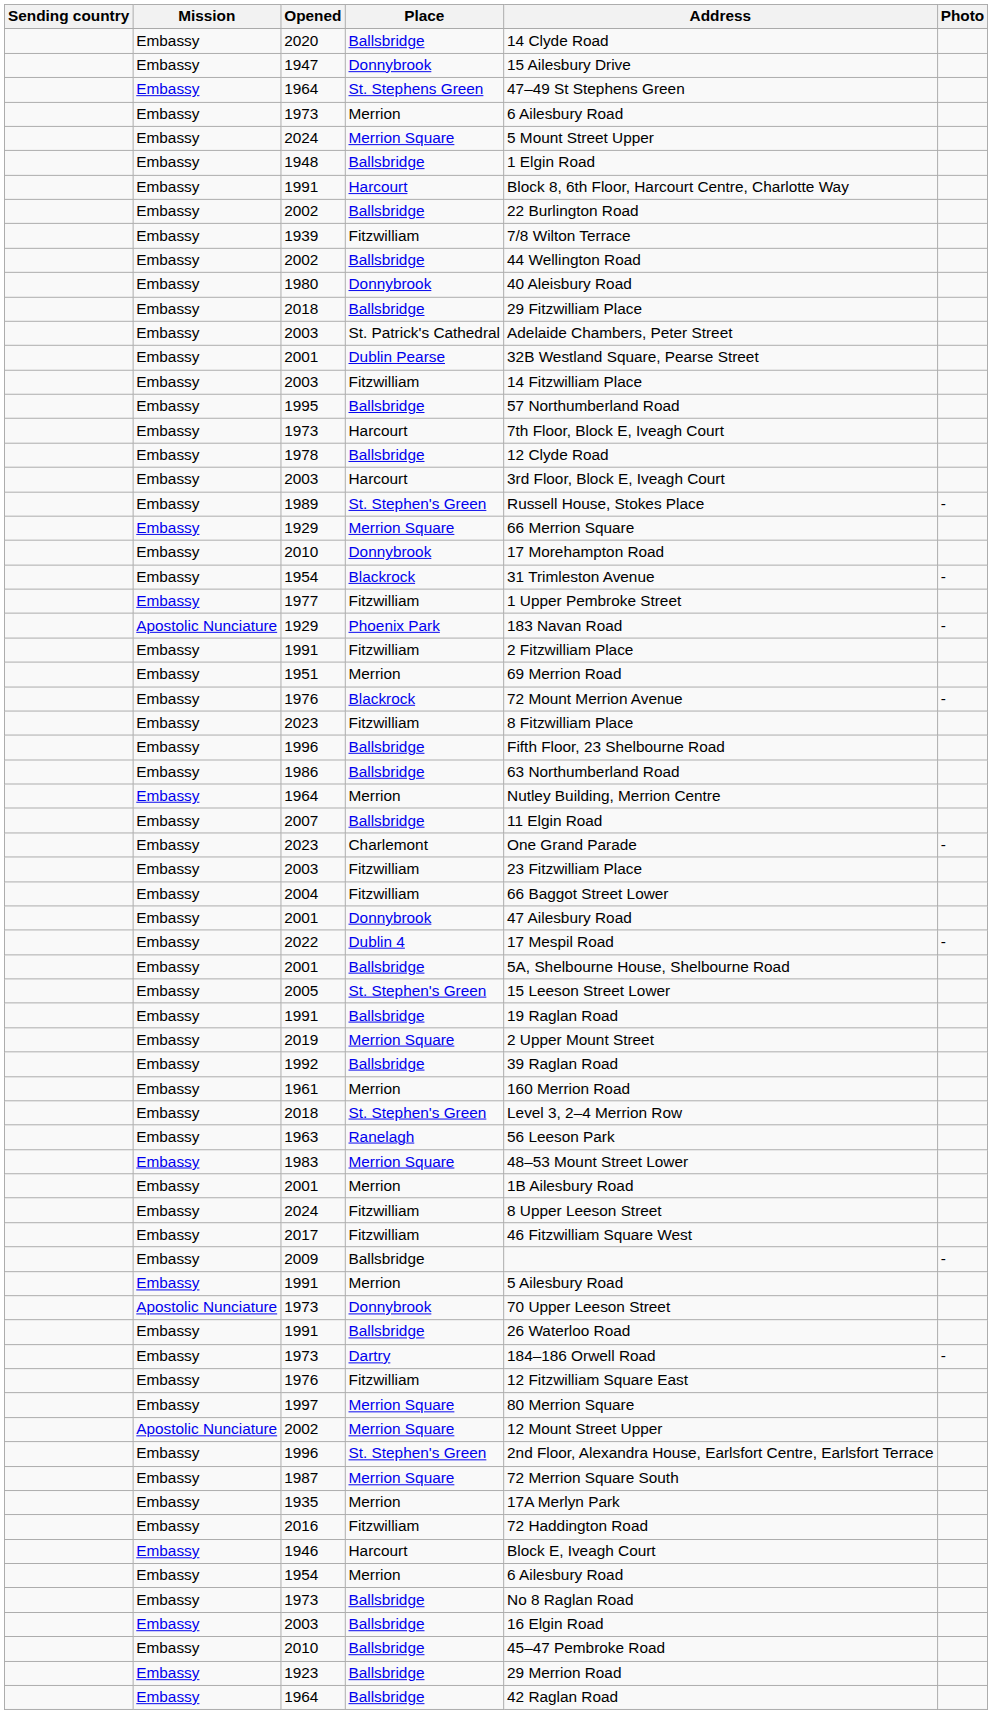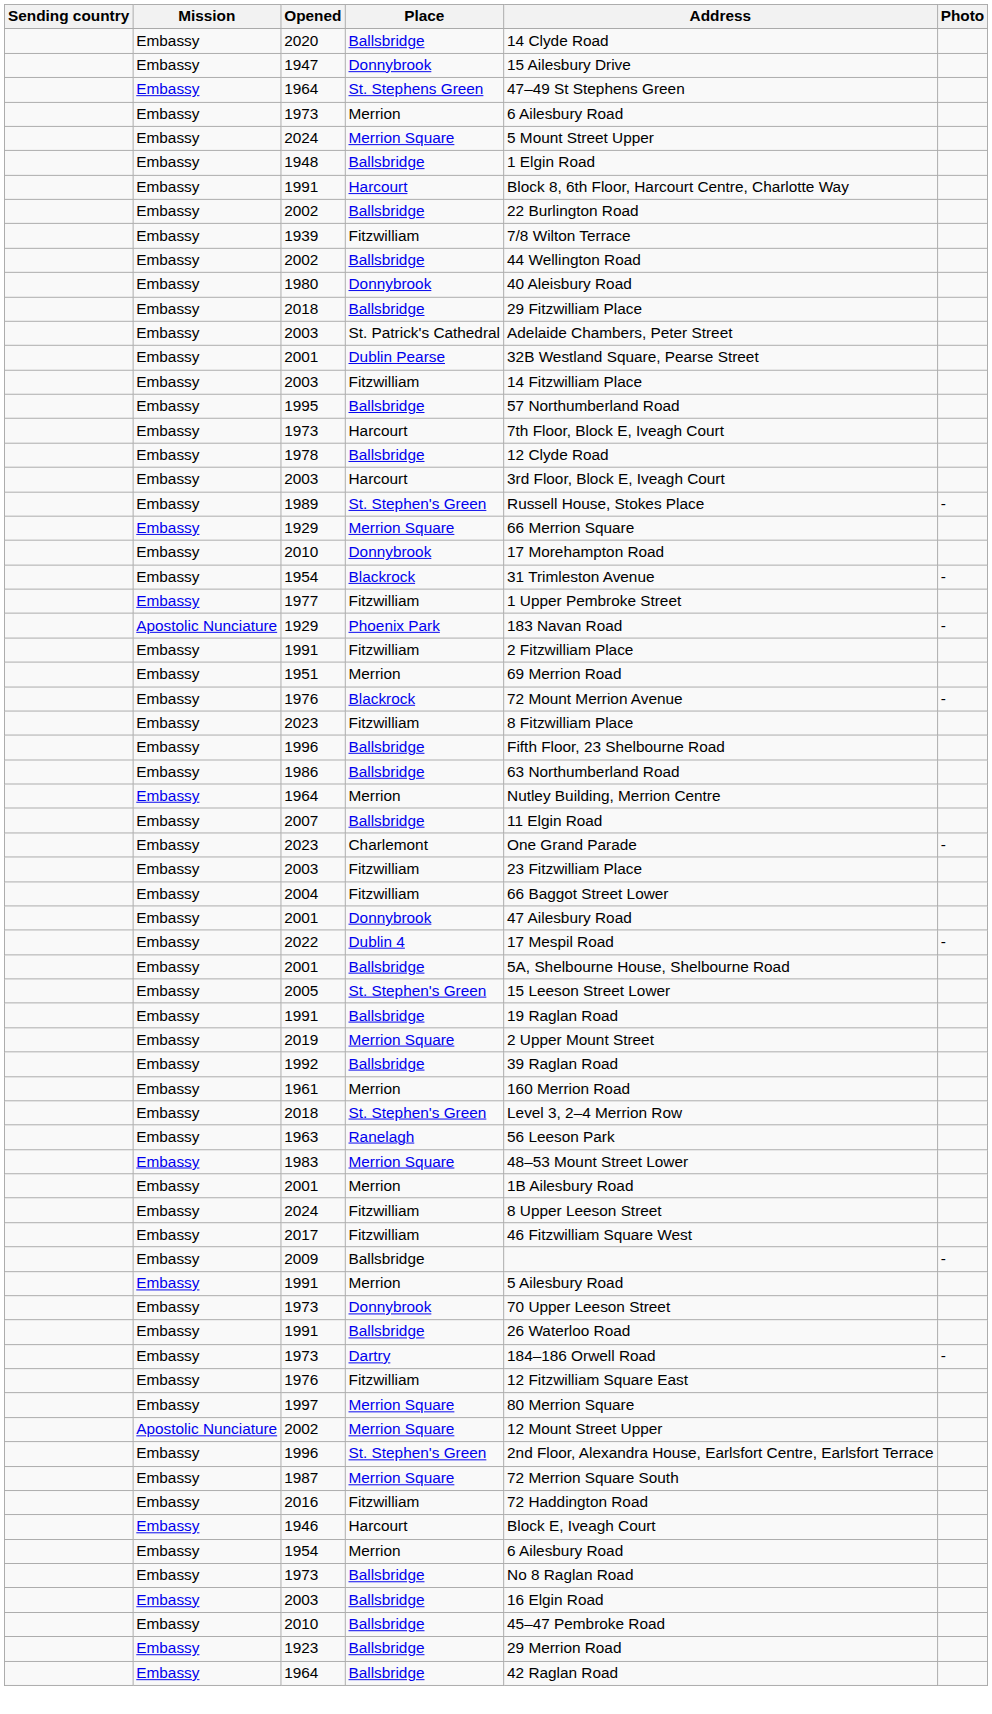(207, 1307) Apostolic Nunciature -> (168, 1307) Embassy
- row: (301, 1502)
